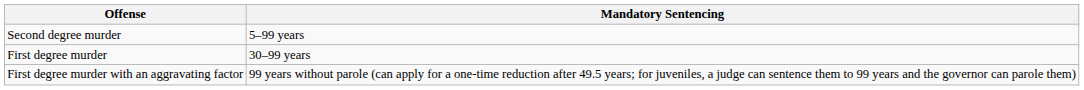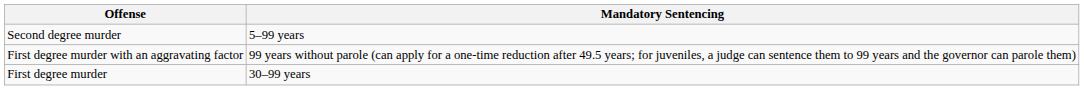rows swapped: (57, 54) <-> (125, 74)
